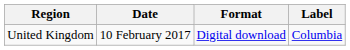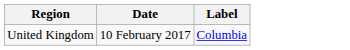- column: (241, 14)
